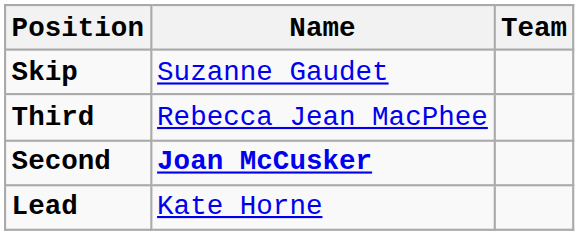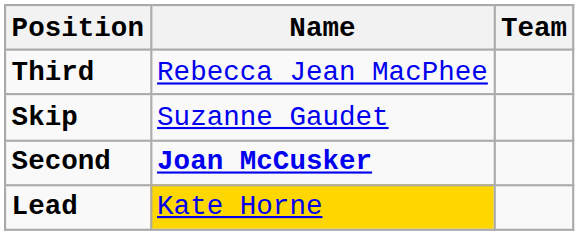rows swapped: (45, 72) <-> (53, 117)
(240, 207) no background -> (240, 207) gold background
